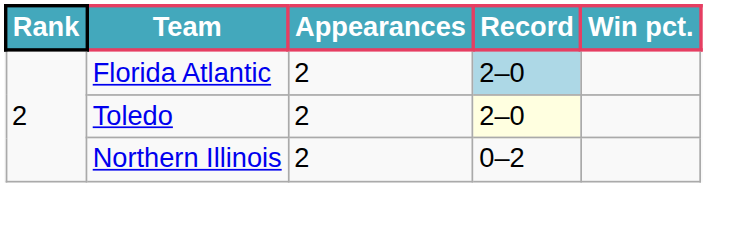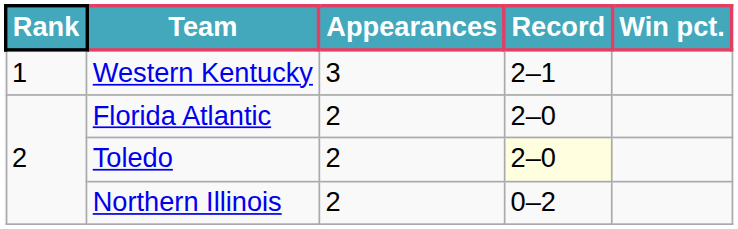+ row: (203, 72)
(502, 72) lightblue background -> (533, 115) no background
